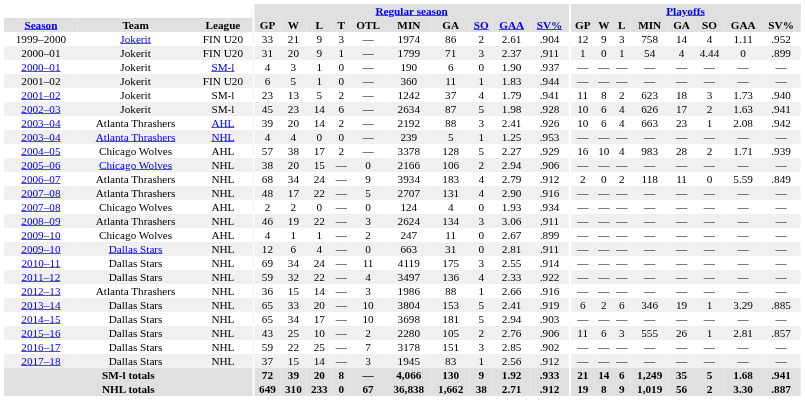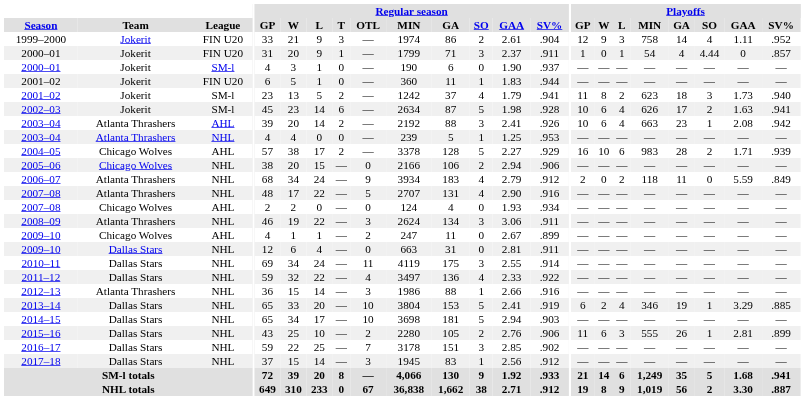(781, 53) .899 -> (781, 53) .857
(622, 151) 4 -> (622, 151) 6
(622, 305) 6 -> (622, 305) 4
(781, 333) .857 -> (781, 333) .899
